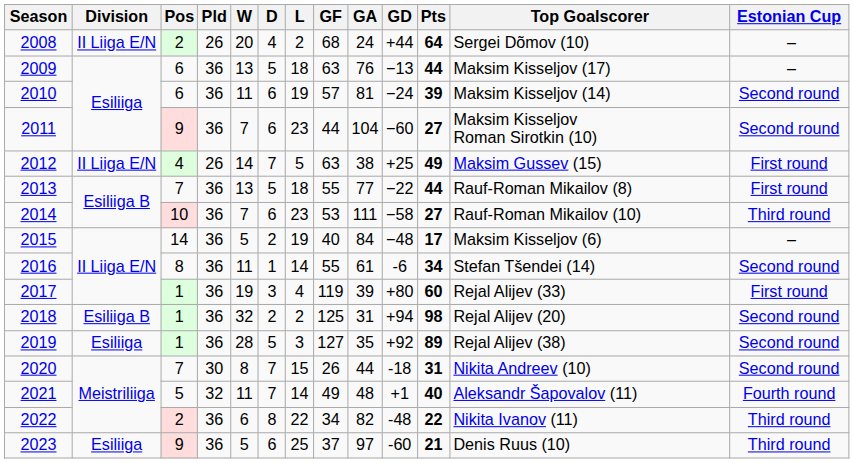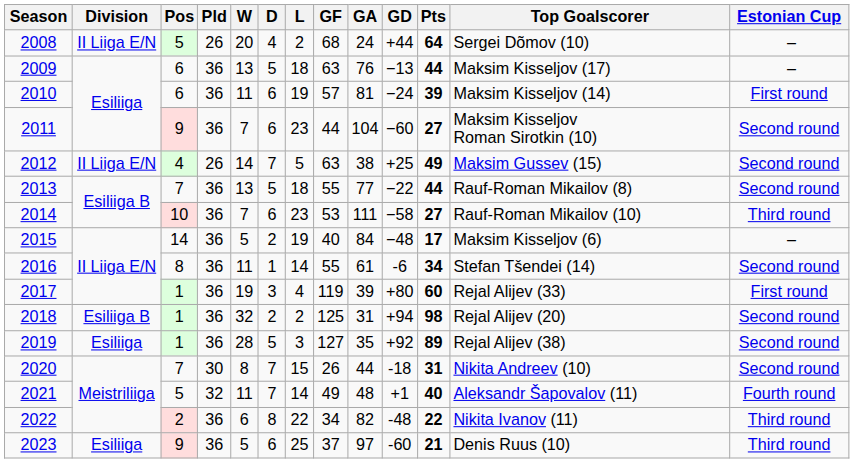(179, 42) 2 -> (179, 42) 5
(789, 94) Second round -> (789, 94) First round
(789, 163) First round -> (789, 163) Second round
(789, 189) First round -> (789, 189) Second round
